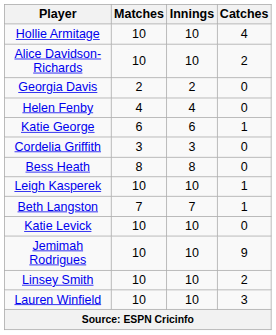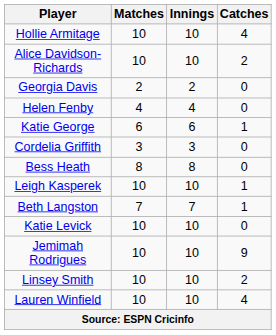(244, 299) 3 -> (244, 299) 4
